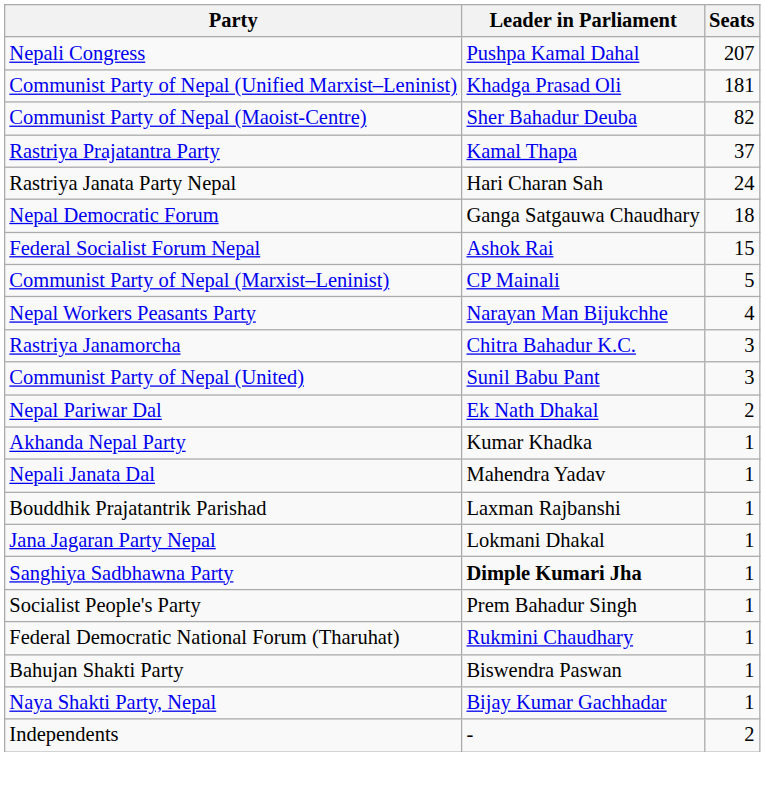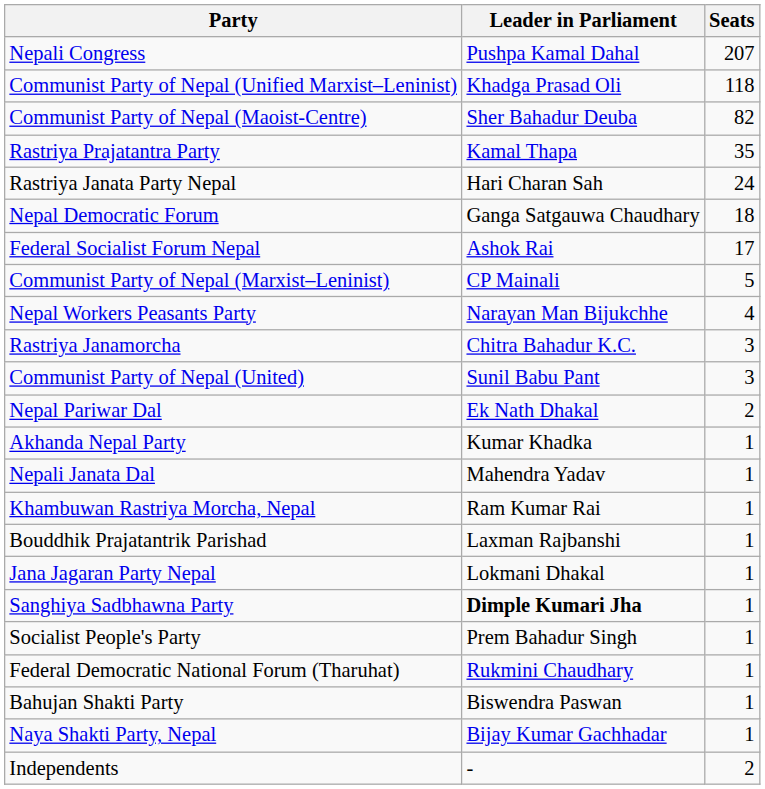(739, 85) 181 -> (740, 85) 118
(744, 150) 37 -> (744, 150) 35
(744, 248) 15 -> (744, 248) 17
+ row: (162, 507)
